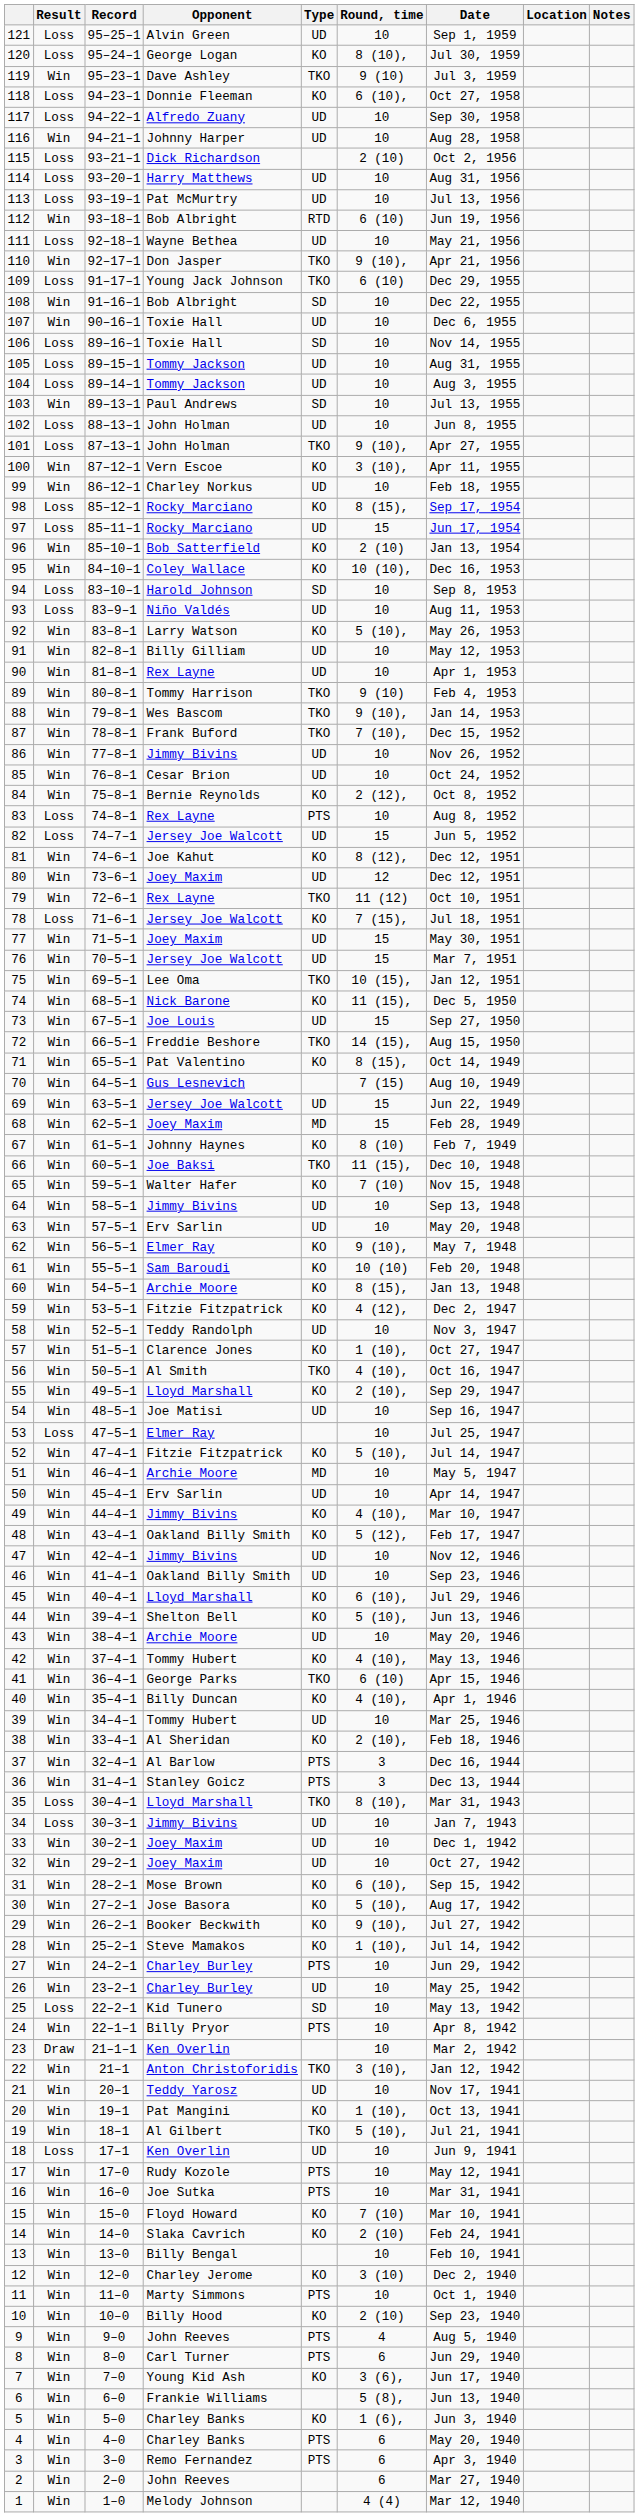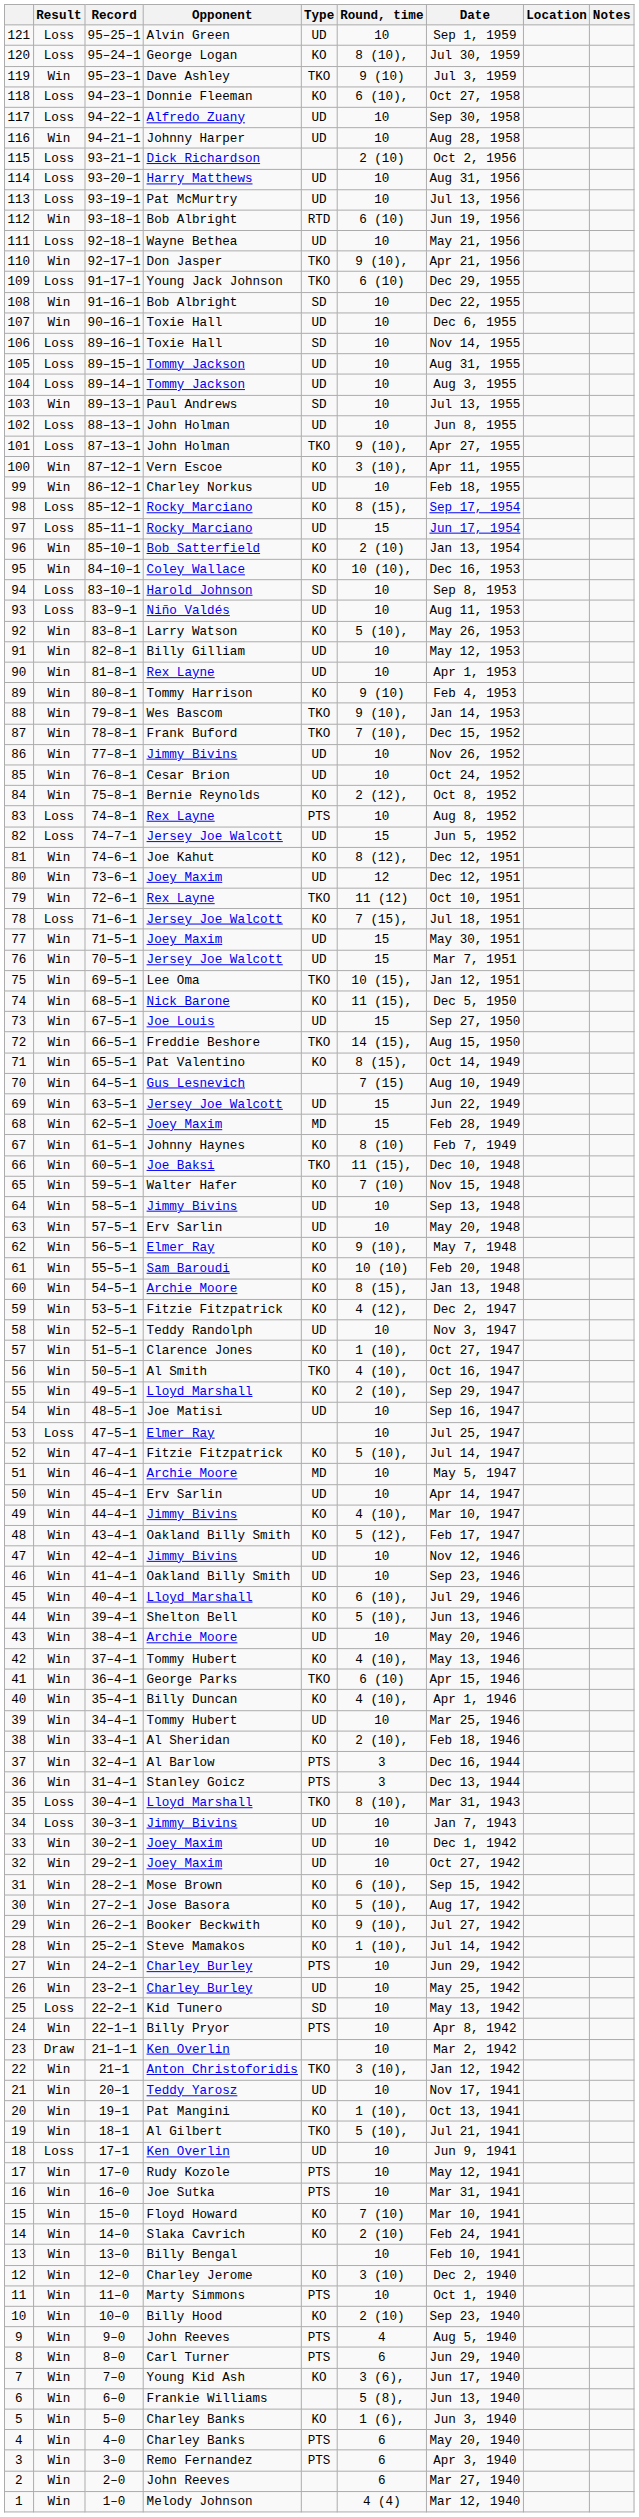(319, 693) TKO -> (319, 693) KO
